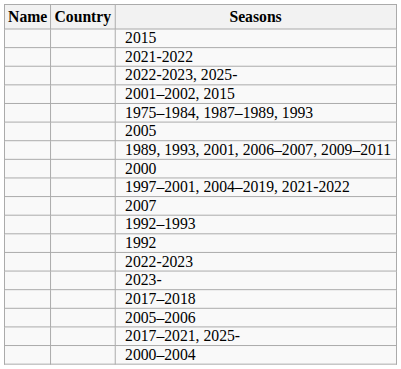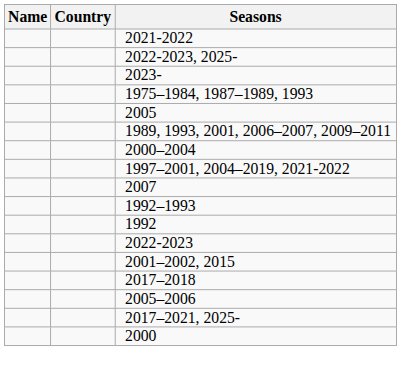- row: (141, 38)
rows swapped: (143, 280) <-> (180, 94)
rows swapped: (141, 169) <-> (160, 355)
